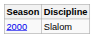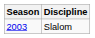(17, 27) 2000 -> (17, 27) 2003
